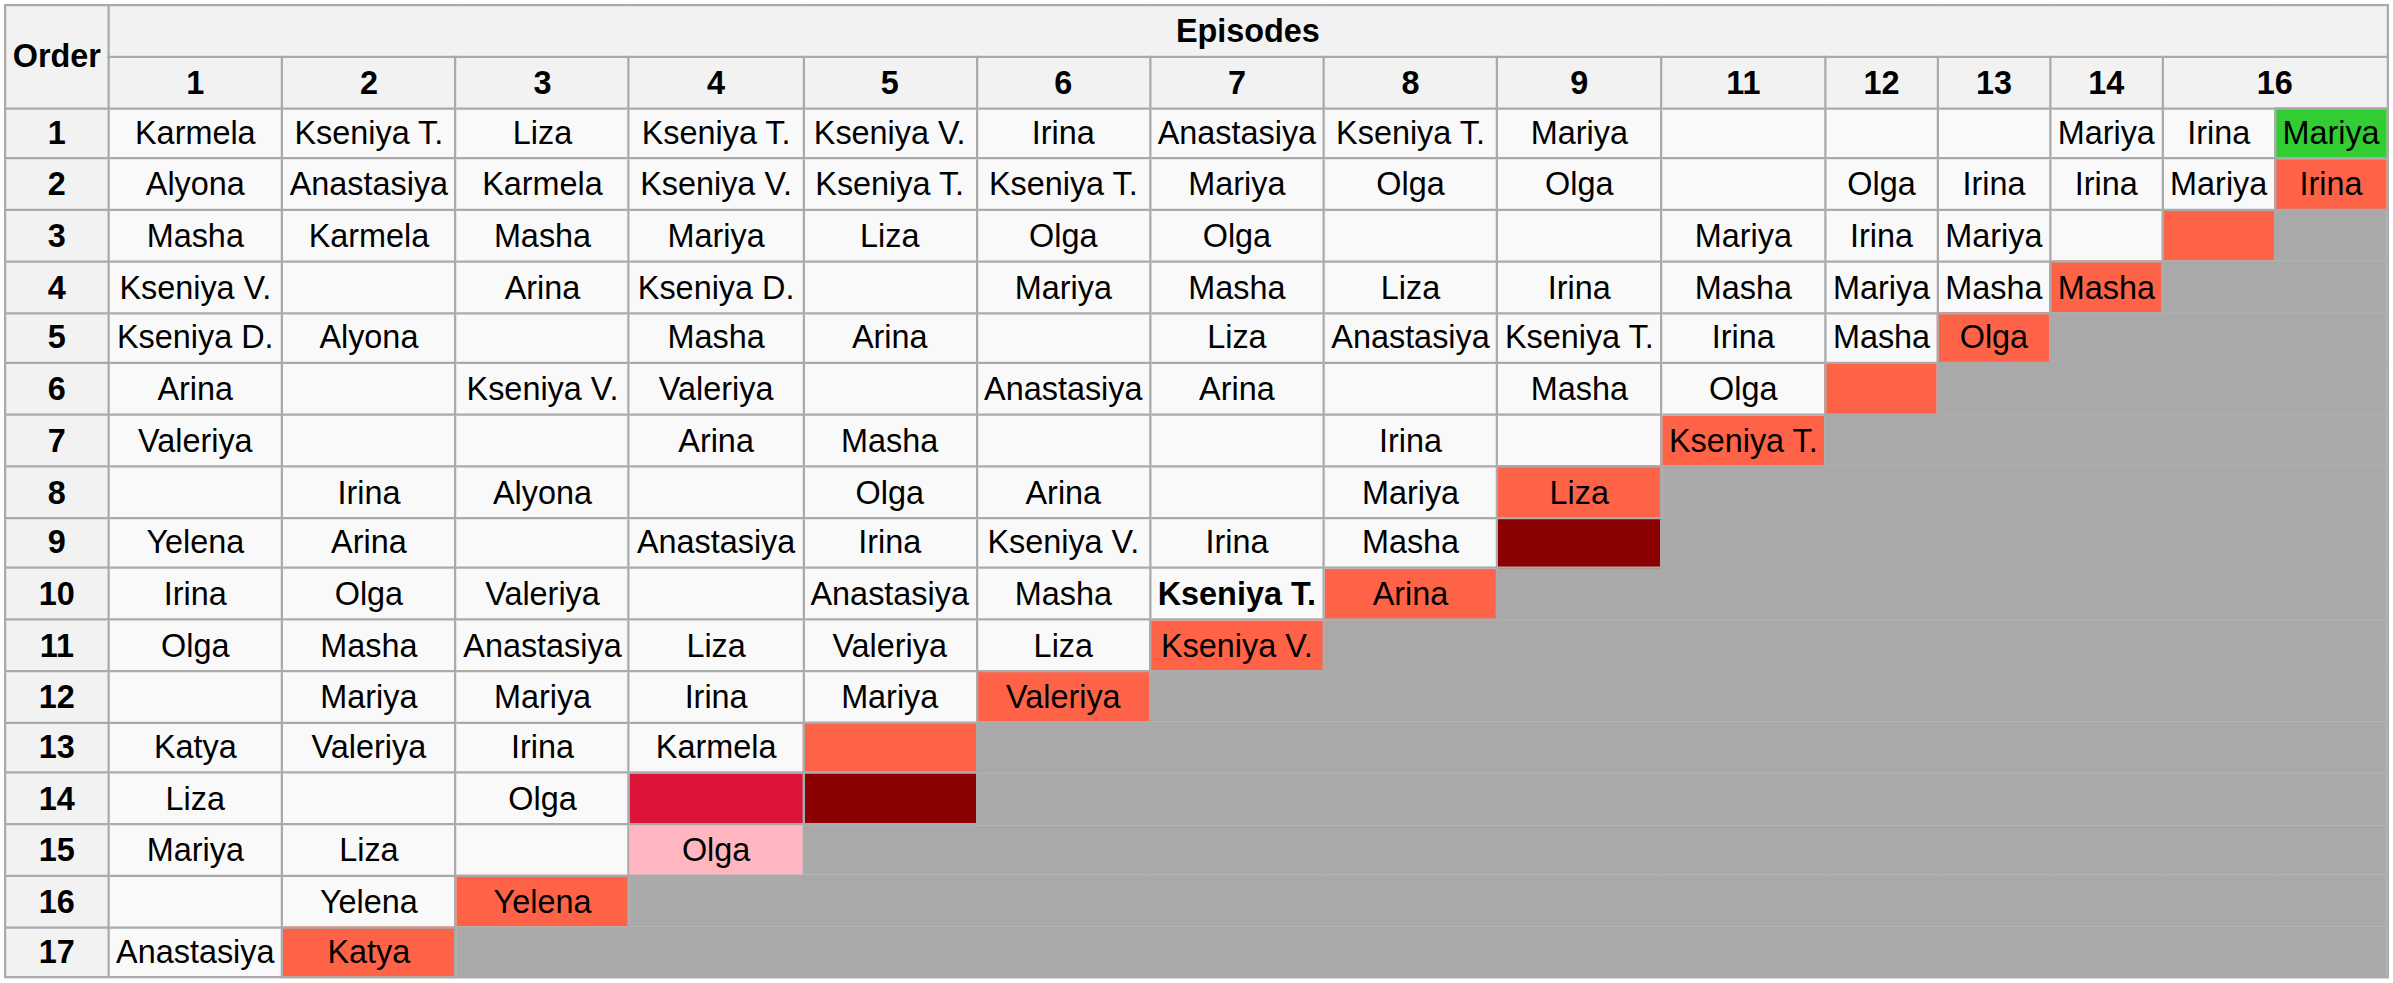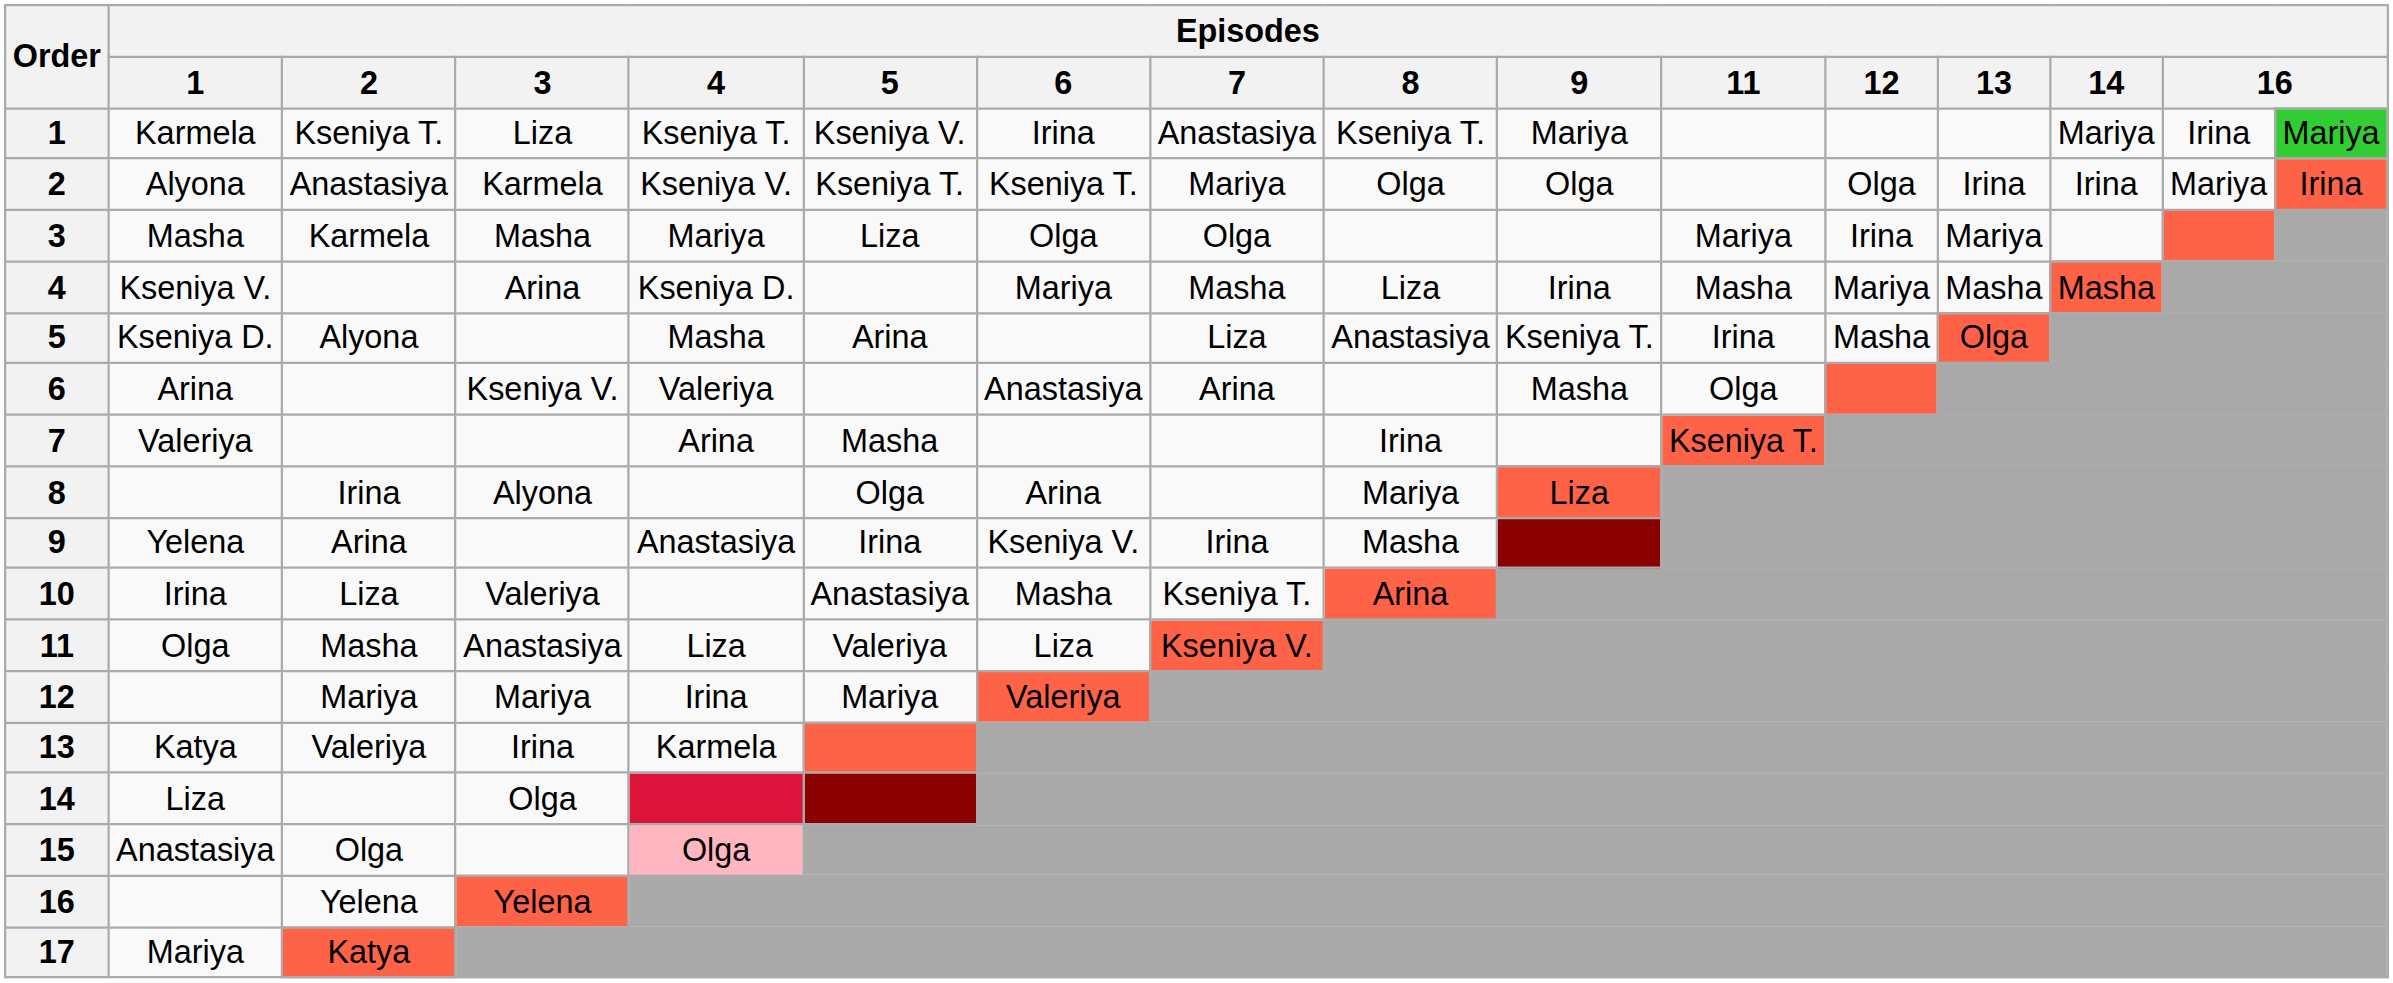(369, 594) Olga -> (369, 594) Liza
(1237, 594) bold -> (1237, 594) normal
(195, 850) Mariya -> (195, 850) Anastasiya
(369, 850) Liza -> (369, 850) Olga
(195, 952) Anastasiya -> (195, 952) Mariya
